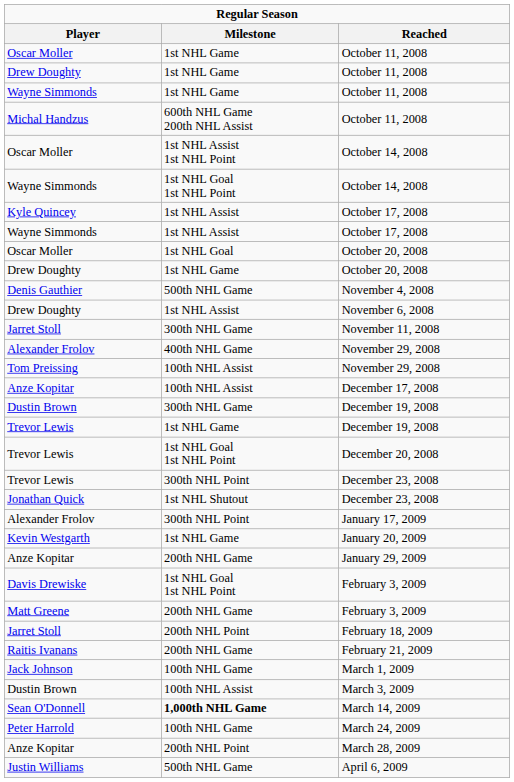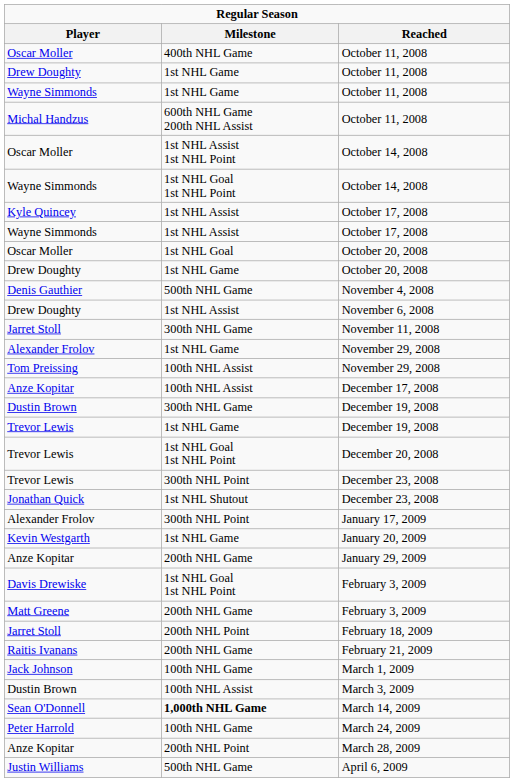(201, 53) 1st NHL Game -> (208, 53) 400th NHL Game
(208, 348) 400th NHL Game -> (201, 348) 1st NHL Game
